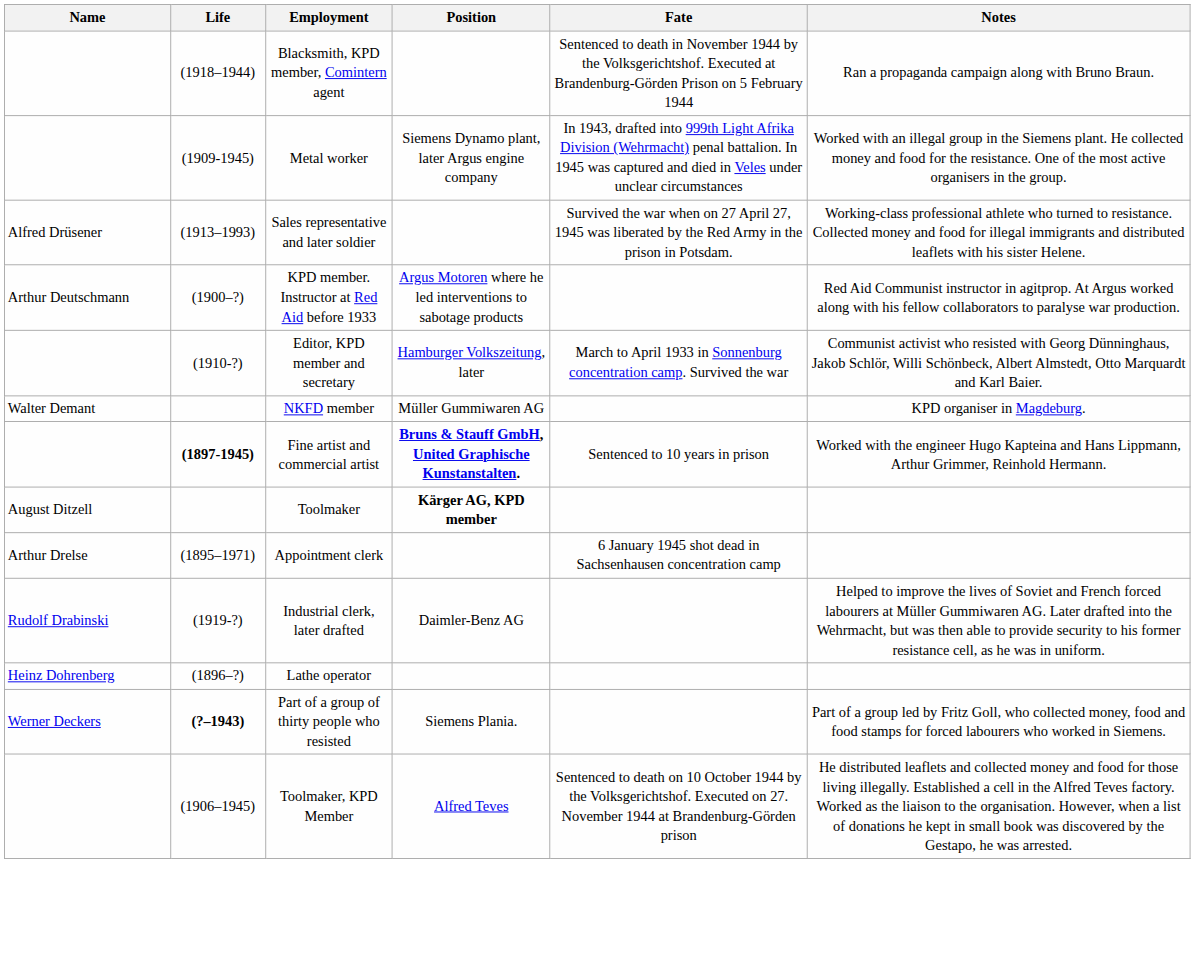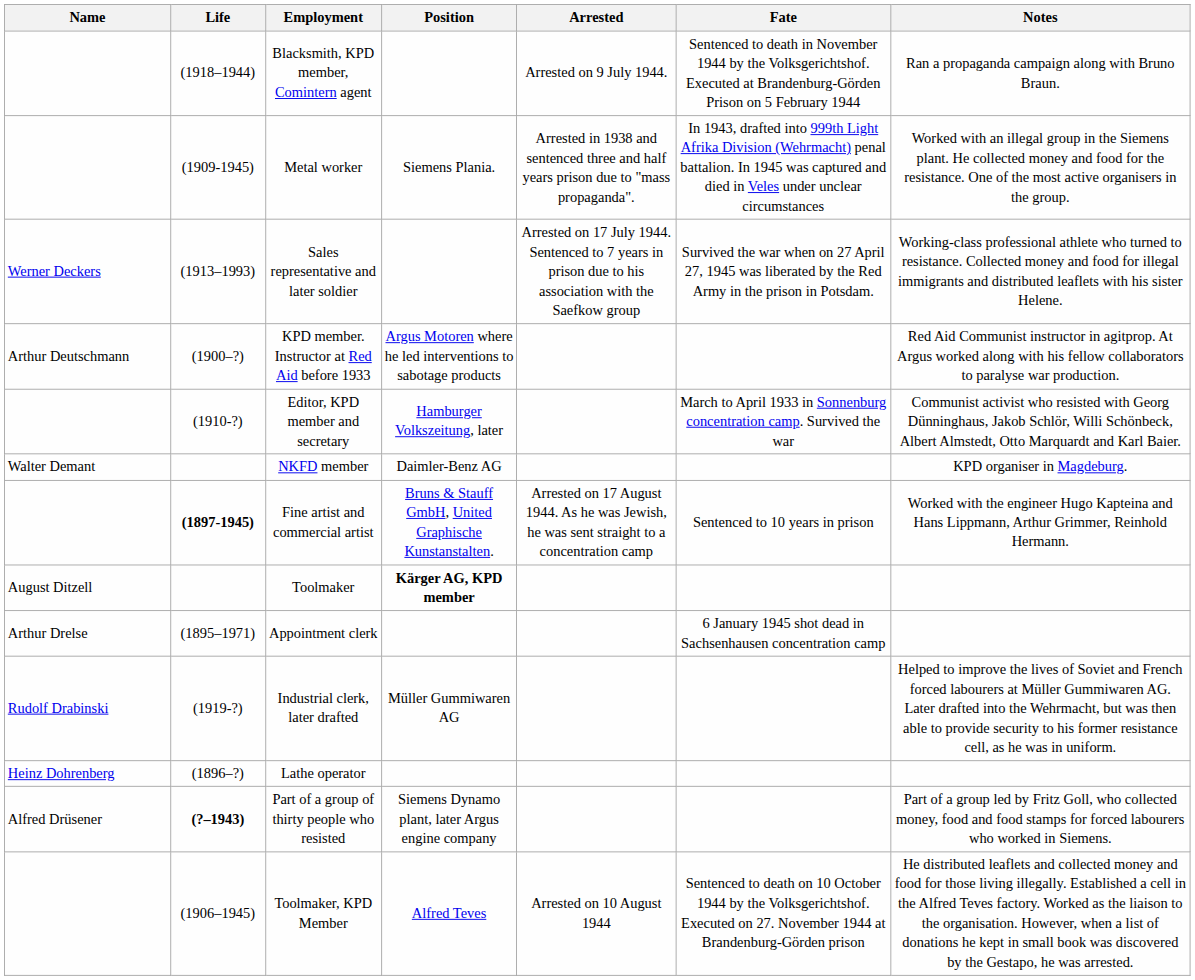+ column: (596, 17)
(471, 157) Siemens Dynamo plant, later Argus engine company -> (449, 167) Siemens Plania.
(55, 232) Alfred Drüsener -> (54, 271) Werner Deckers
(471, 408) Müller Gummiwaren AG -> (449, 467) Daimler-Benz AG
(471, 454) bold -> (449, 522) normal
(471, 620) Daimler-Benz AG -> (449, 708) Müller Gummiwaren AG
(54, 721) Werner Deckers -> (55, 819) Alfred Drüsener
(471, 721) Siemens Plania. -> (449, 819) Siemens Dynamo plant, later Argus engine company
